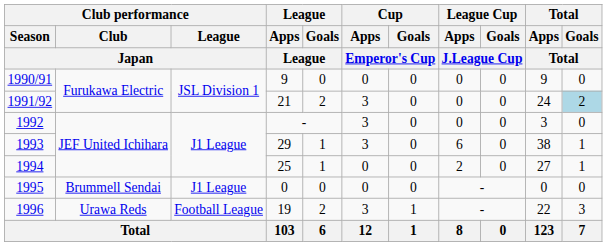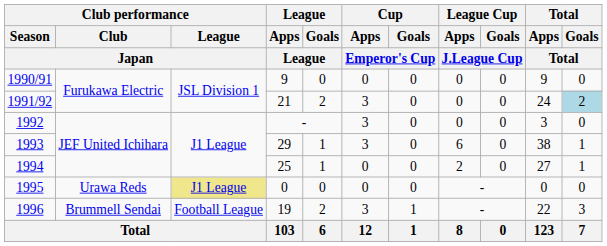(113, 187) Brummell Sendai -> (113, 187) Urawa Reds
(219, 187) no background -> (219, 187) khaki background
(113, 209) Urawa Reds -> (113, 209) Brummell Sendai
